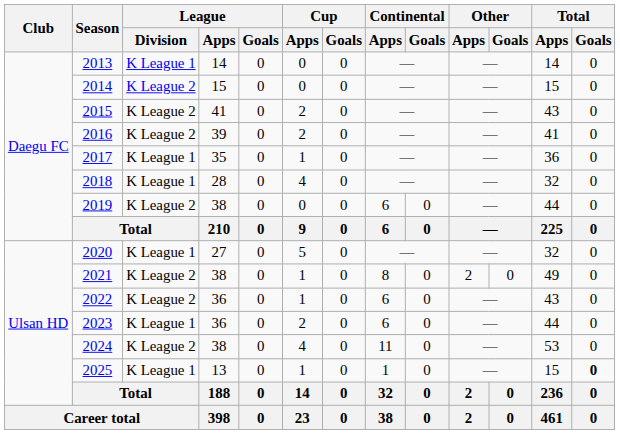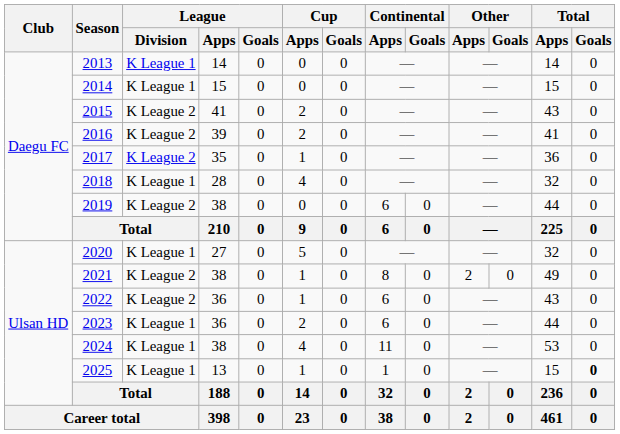(161, 87) K League 2 -> (161, 87) K League 1
(161, 157) K League 1 -> (161, 157) K League 2
(161, 346) K League 2 -> (161, 346) K League 1
